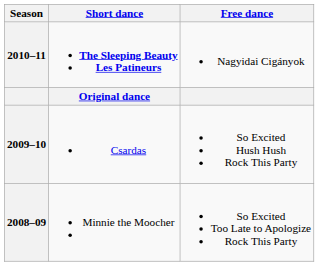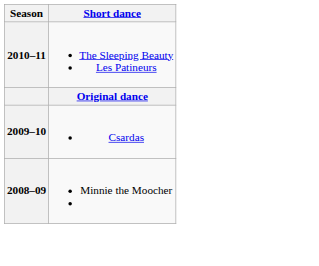- column: (247, 13)
(114, 61) bold -> (112, 61) normal
